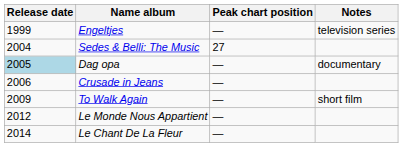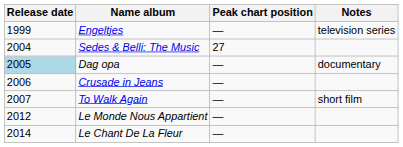(19, 99) 2009 -> (19, 99) 2007
